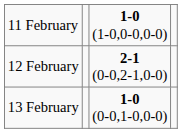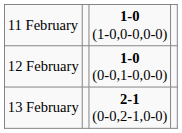(130, 66) 2-1 (0-0,2-1,0-0) -> (130, 66) 1-0 (0-0,1-0,0-0)
(130, 107) 1-0 (0-0,1-0,0-0) -> (130, 107) 2-1 (0-0,2-1,0-0)
